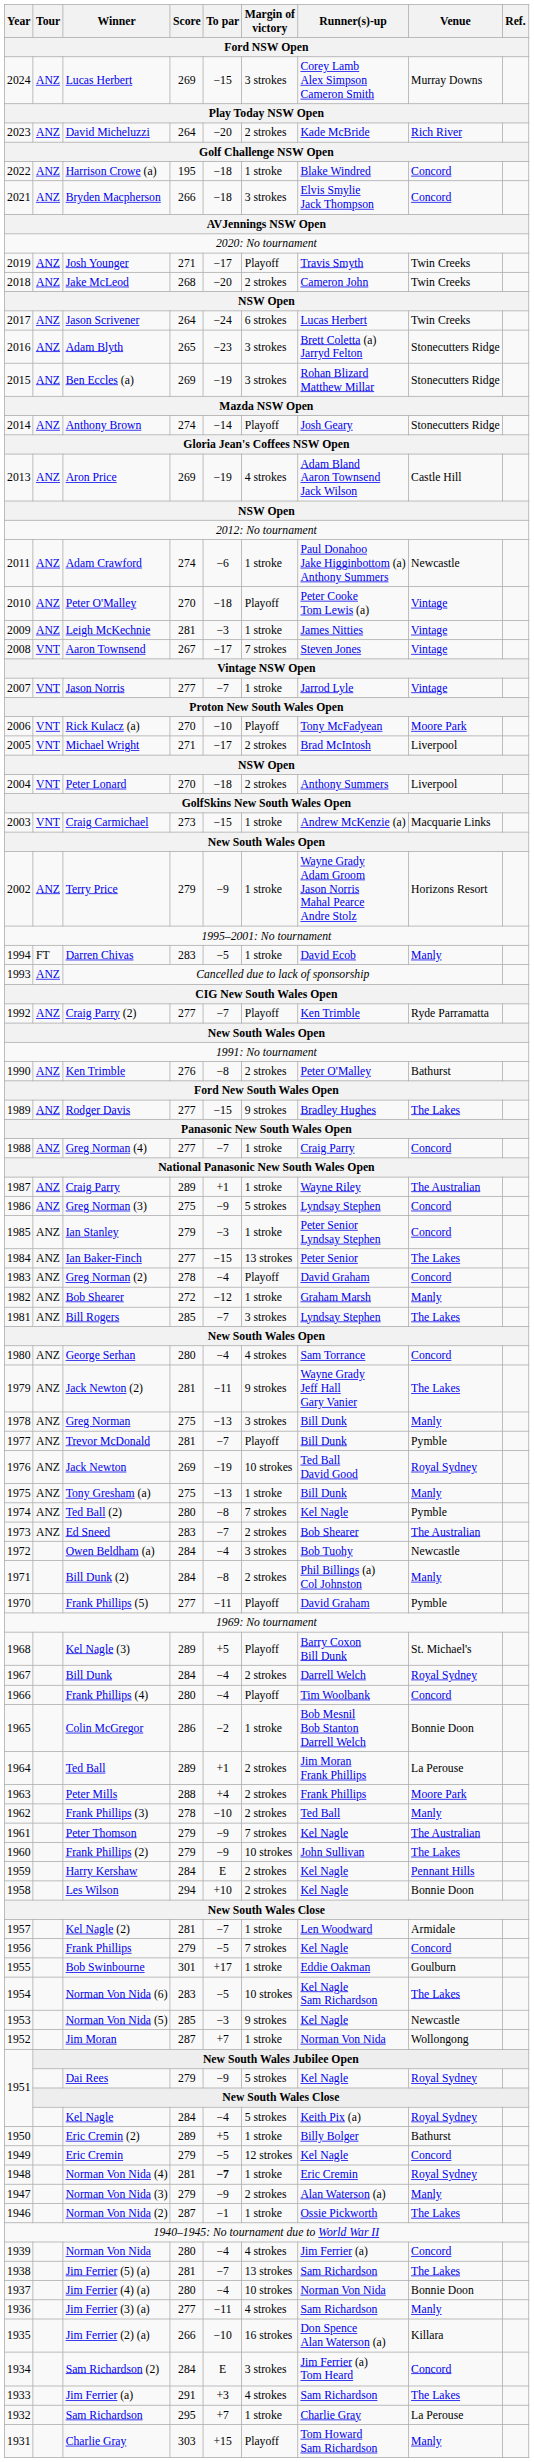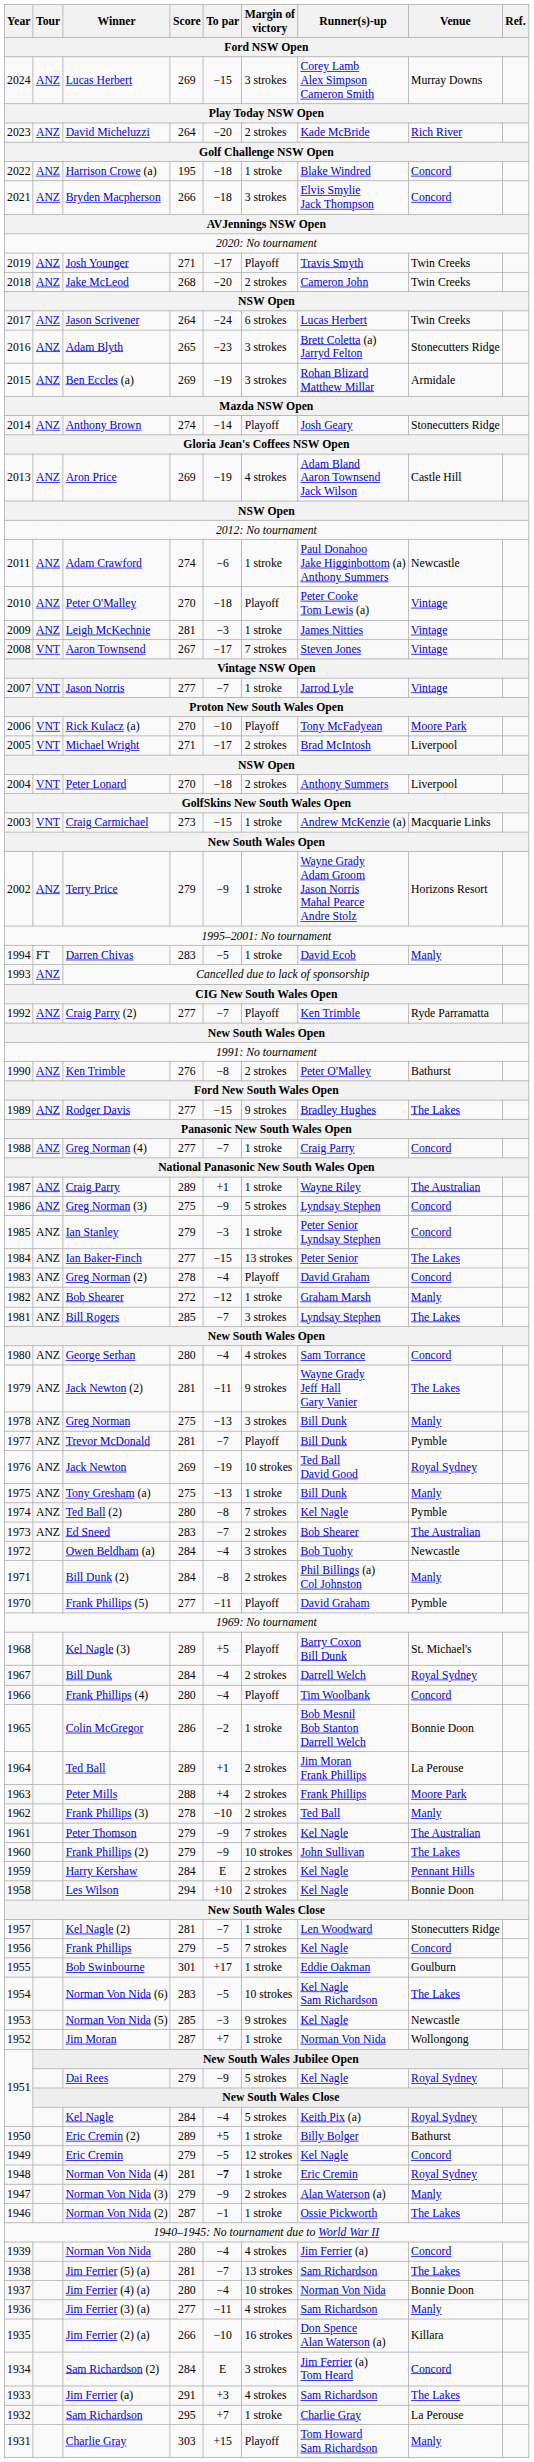(455, 380) Stonecutters Ridge -> (433, 380) Armidale
(433, 1929) Armidale -> (455, 1929) Stonecutters Ridge
